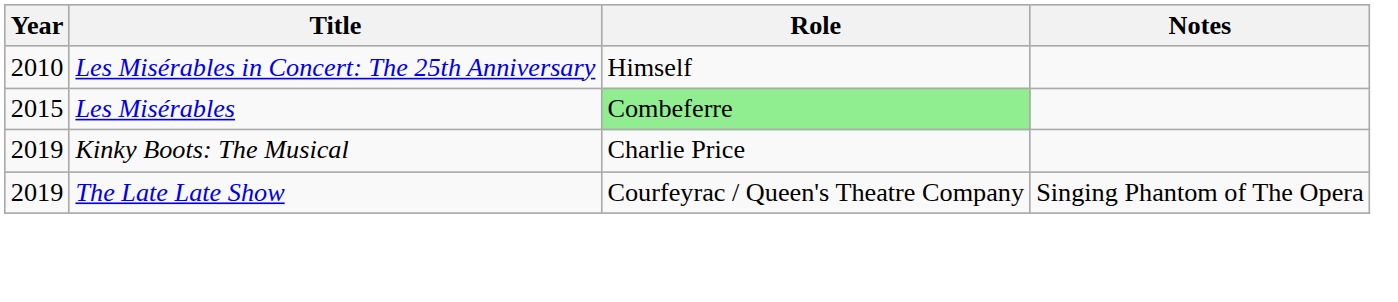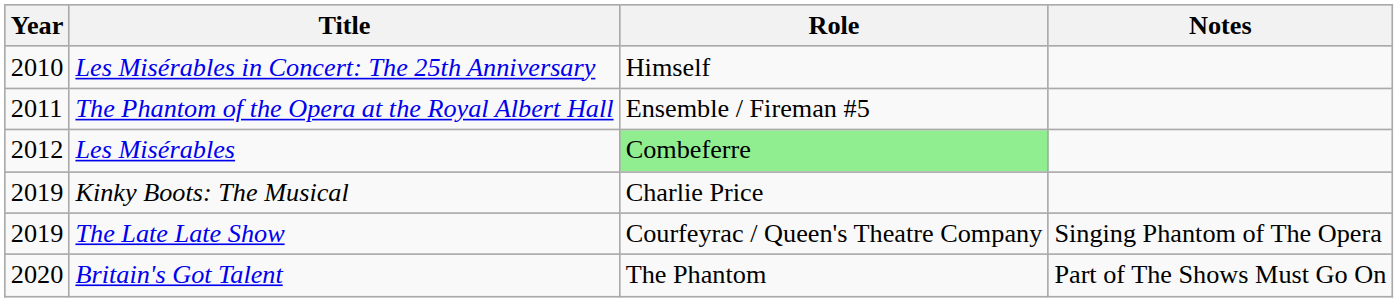+ row: (344, 108)
(37, 108) 2015 -> (37, 150) 2012
+ row: (179, 274)
